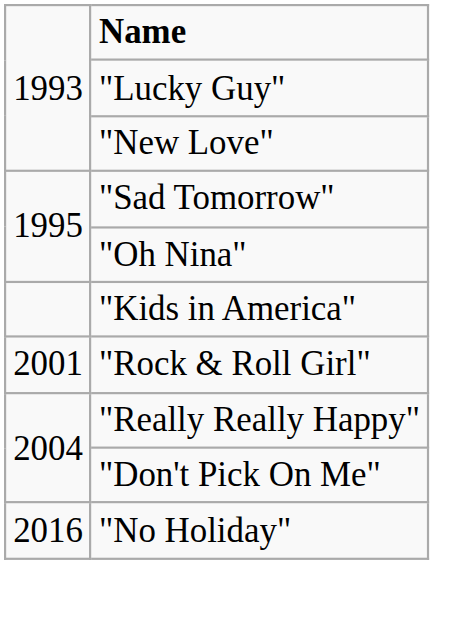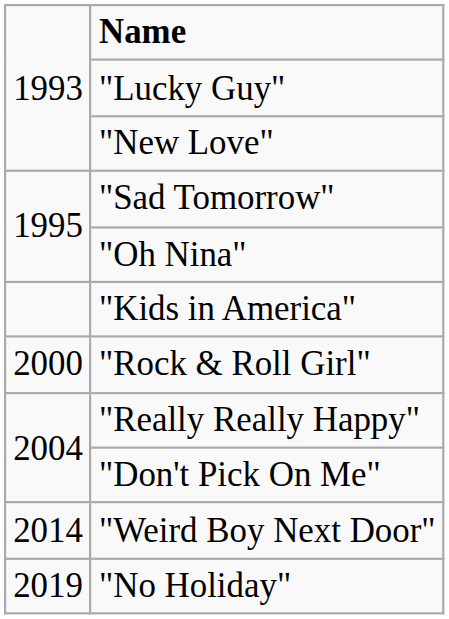(48, 364) 2001 -> (48, 364) 2000
+ row: (267, 530)
(48, 530) 2016 -> (48, 585) 2019
